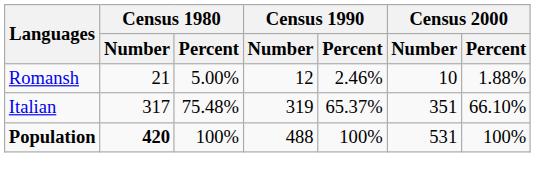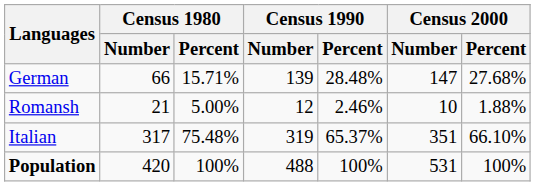+ row: (39, 78)
(156, 136) bold -> (156, 166) normal
